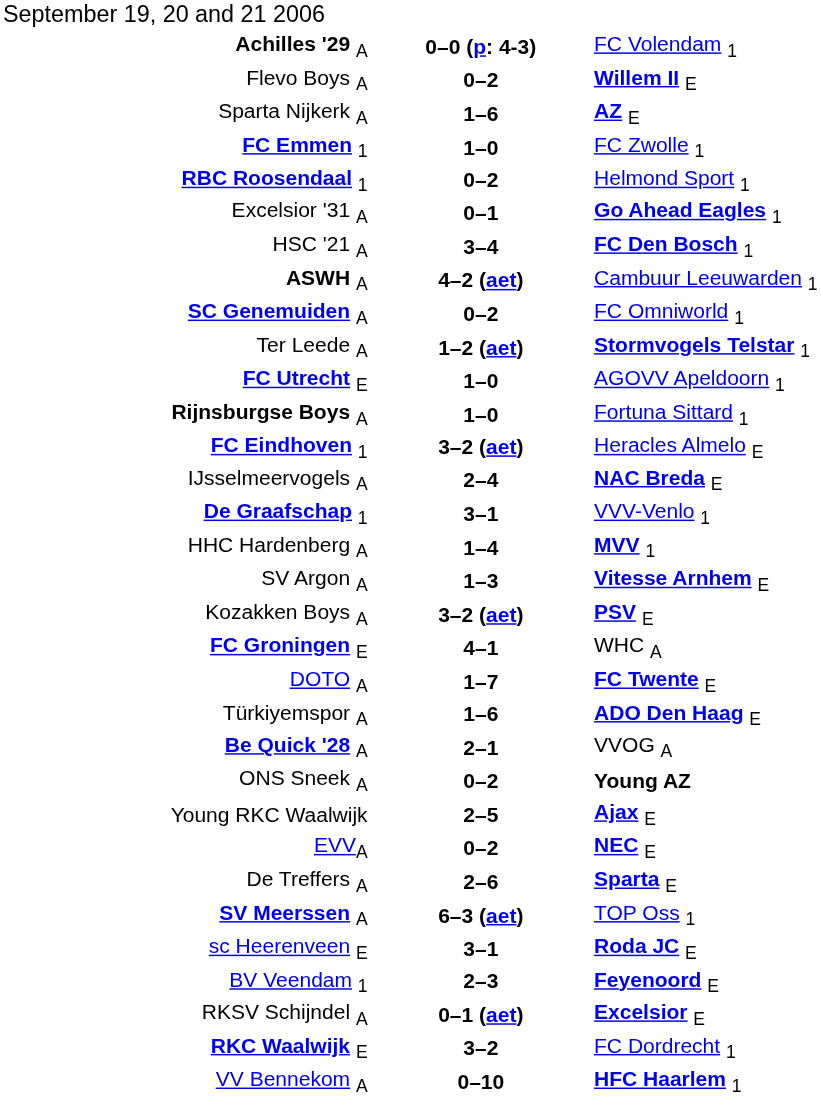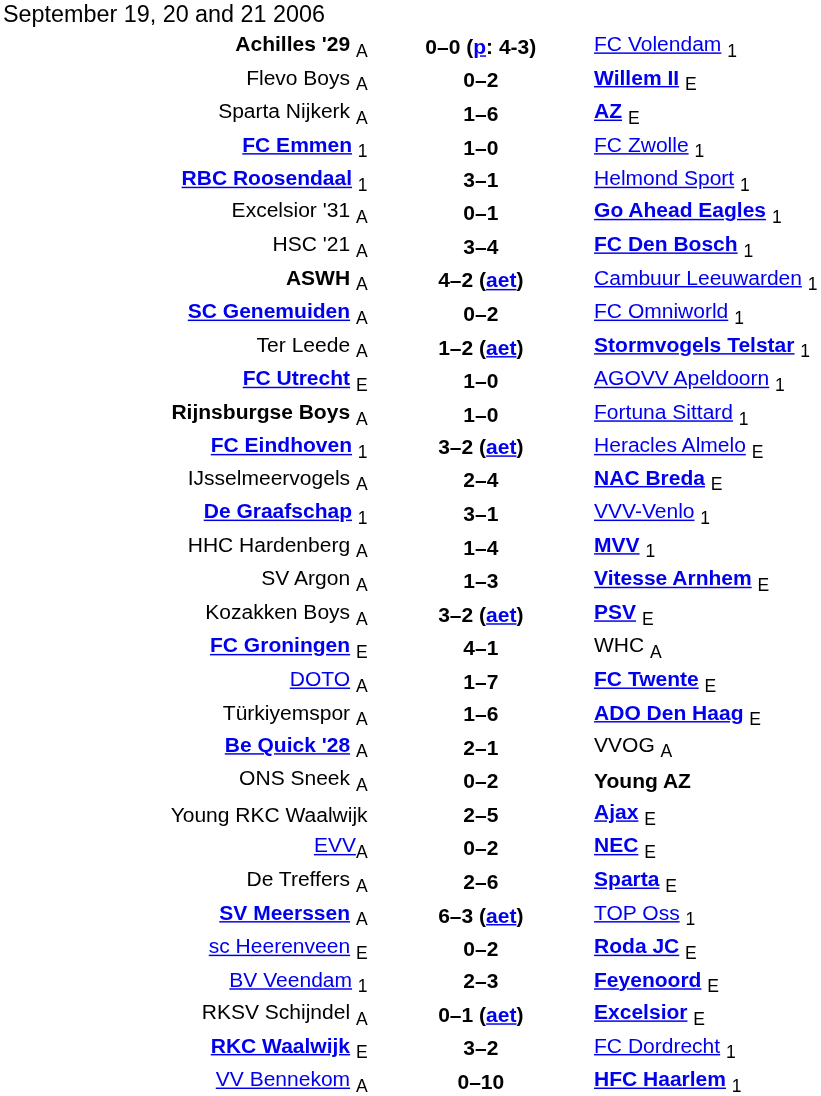(481, 180) 0–2 -> (481, 180) 3–1
(481, 948) 3–1 -> (481, 948) 0–2
